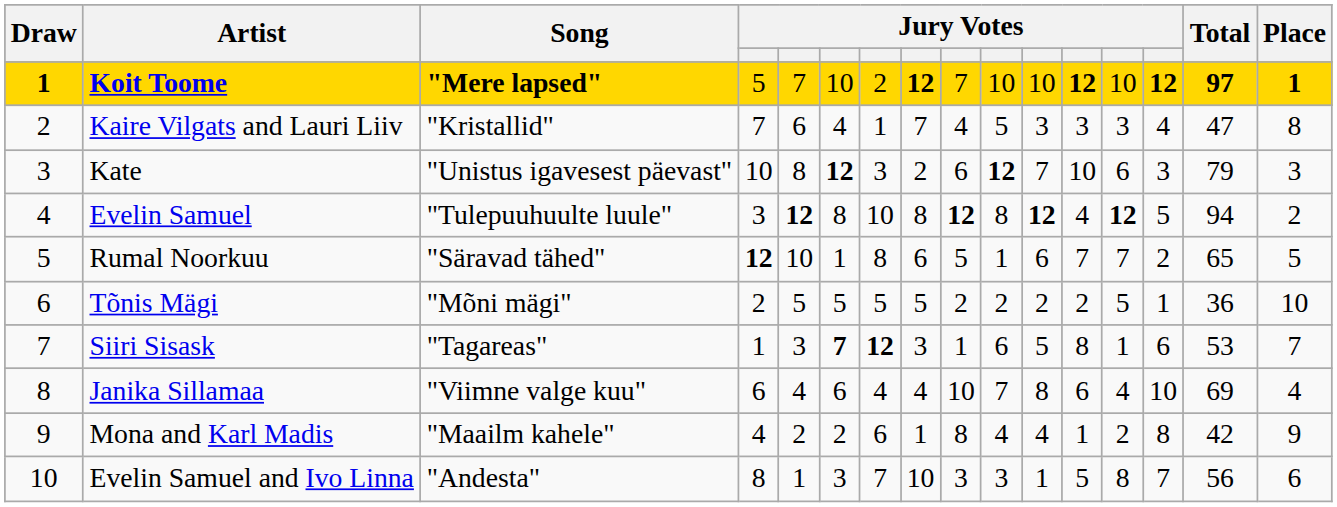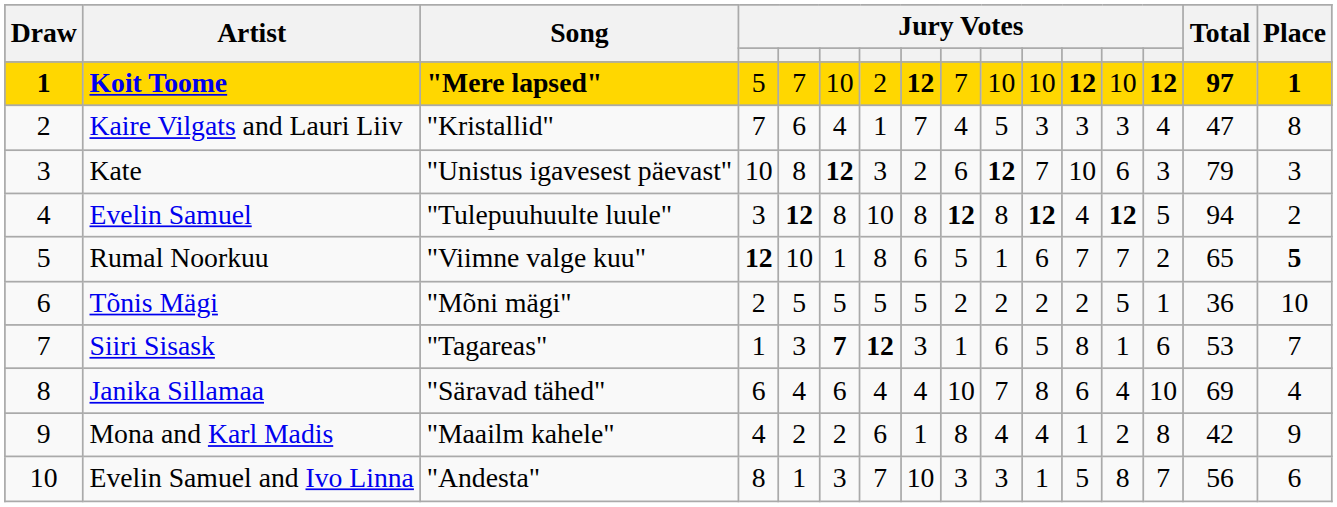(516, 258) "Säravad tähed" -> (536, 258) "Viimne valge kuu"
(1295, 258) normal -> (1295, 258) bold
(536, 390) "Viimne valge kuu" -> (516, 390) "Säravad tähed"
